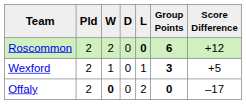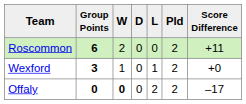columns swapped: (89, 21) <-> (169, 21)
(143, 48) bold -> (155, 48) normal
(214, 48) +12 -> (214, 48) +11
(215, 68) +5 -> (215, 68) +0
